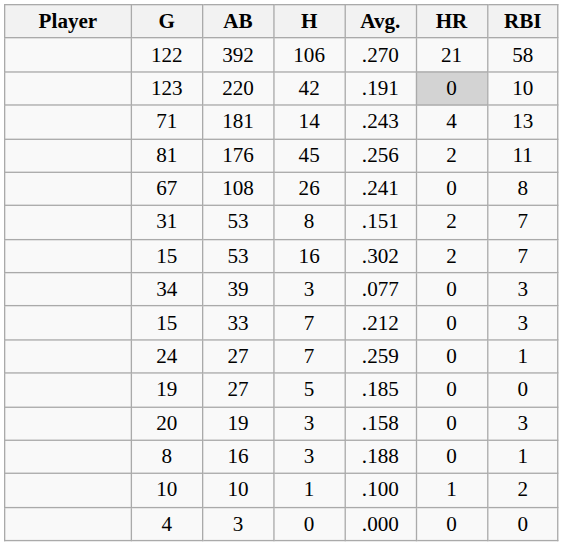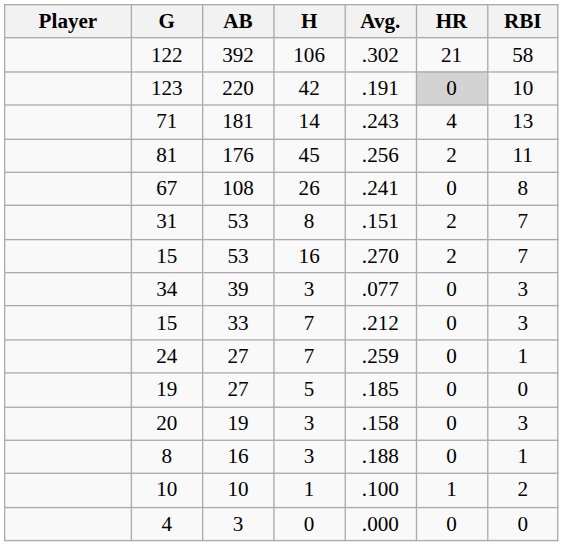(380, 54) .270 -> (380, 54) .302
(380, 255) .302 -> (380, 255) .270
